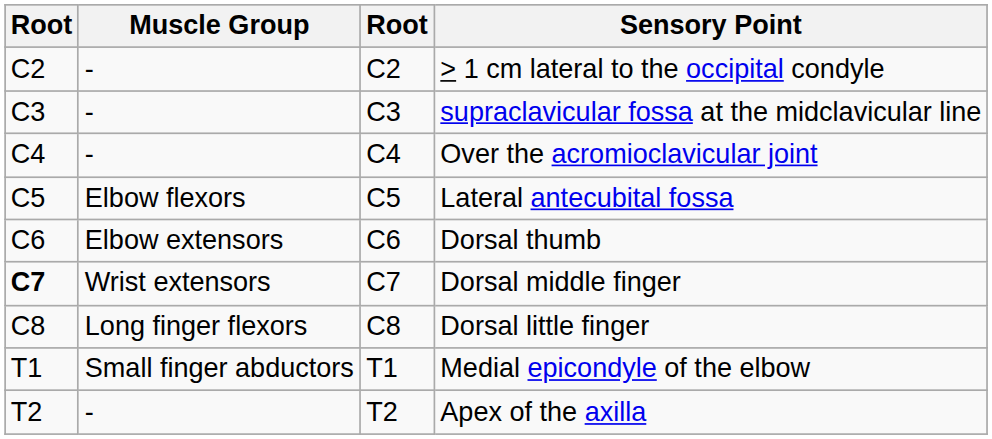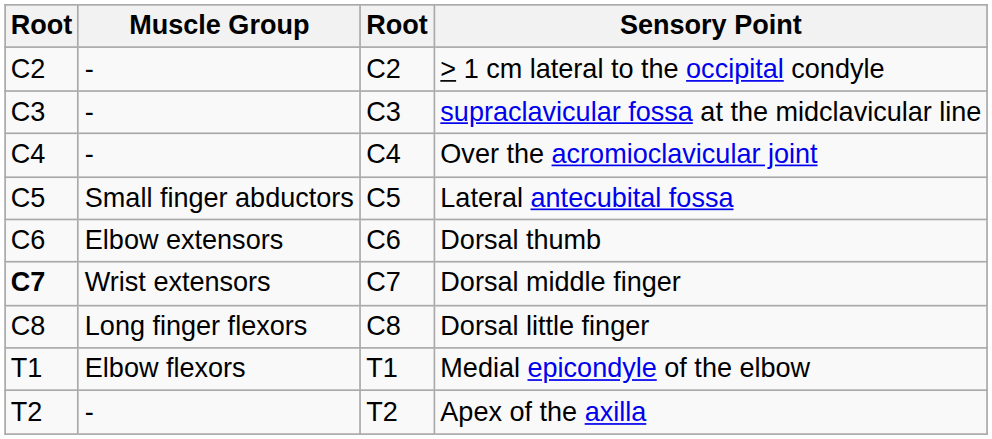(165, 197) Elbow flexors -> (219, 197) Small finger abductors
(219, 369) Small finger abductors -> (165, 369) Elbow flexors
